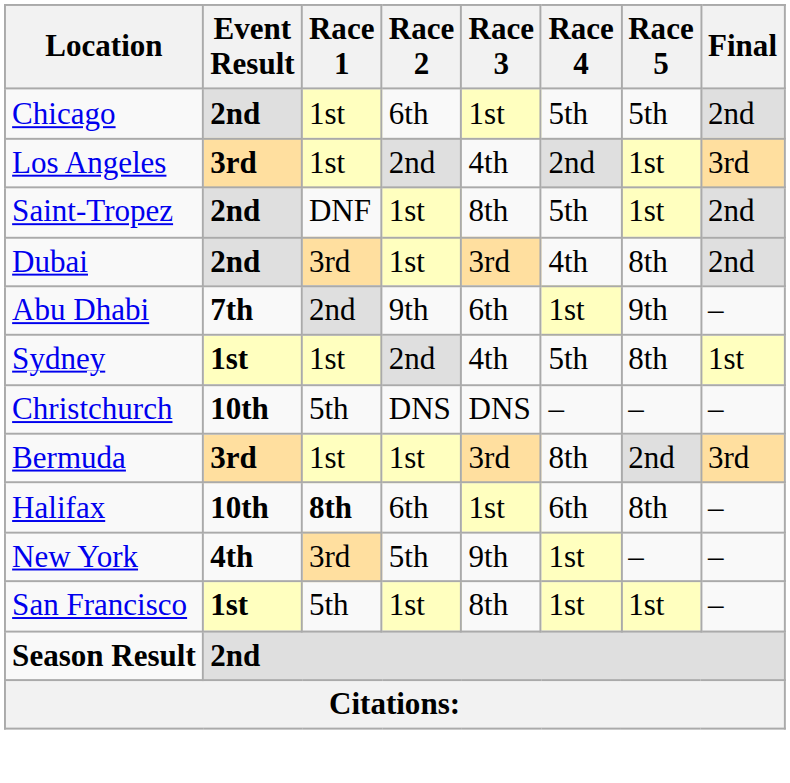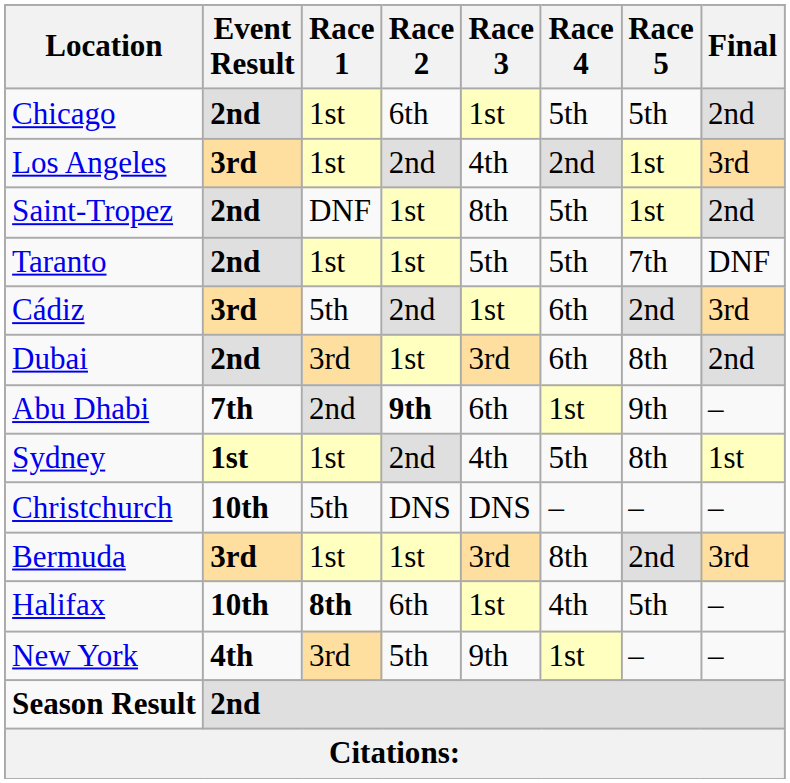+ row: (59, 260)
+ row: (48, 310)
(568, 260) 4th -> (568, 359) 6th
(409, 310) normal -> (410, 408) bold
(568, 507) 6th -> (568, 605) 4th
(648, 507) 8th -> (648, 605) 5th
- row: (100, 605)
